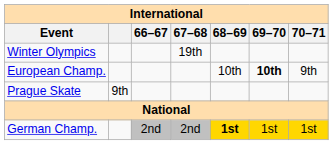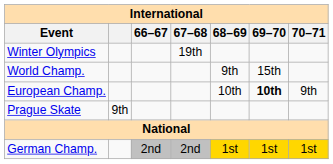+ row: (46, 71)
(230, 129) bold -> (230, 149) normal
